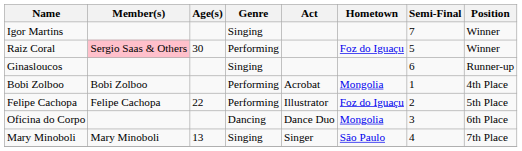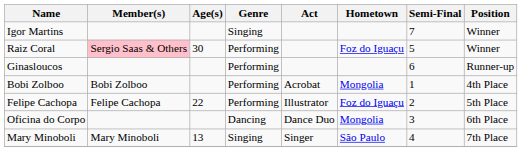(245, 66) Singing -> (253, 66) Performing
